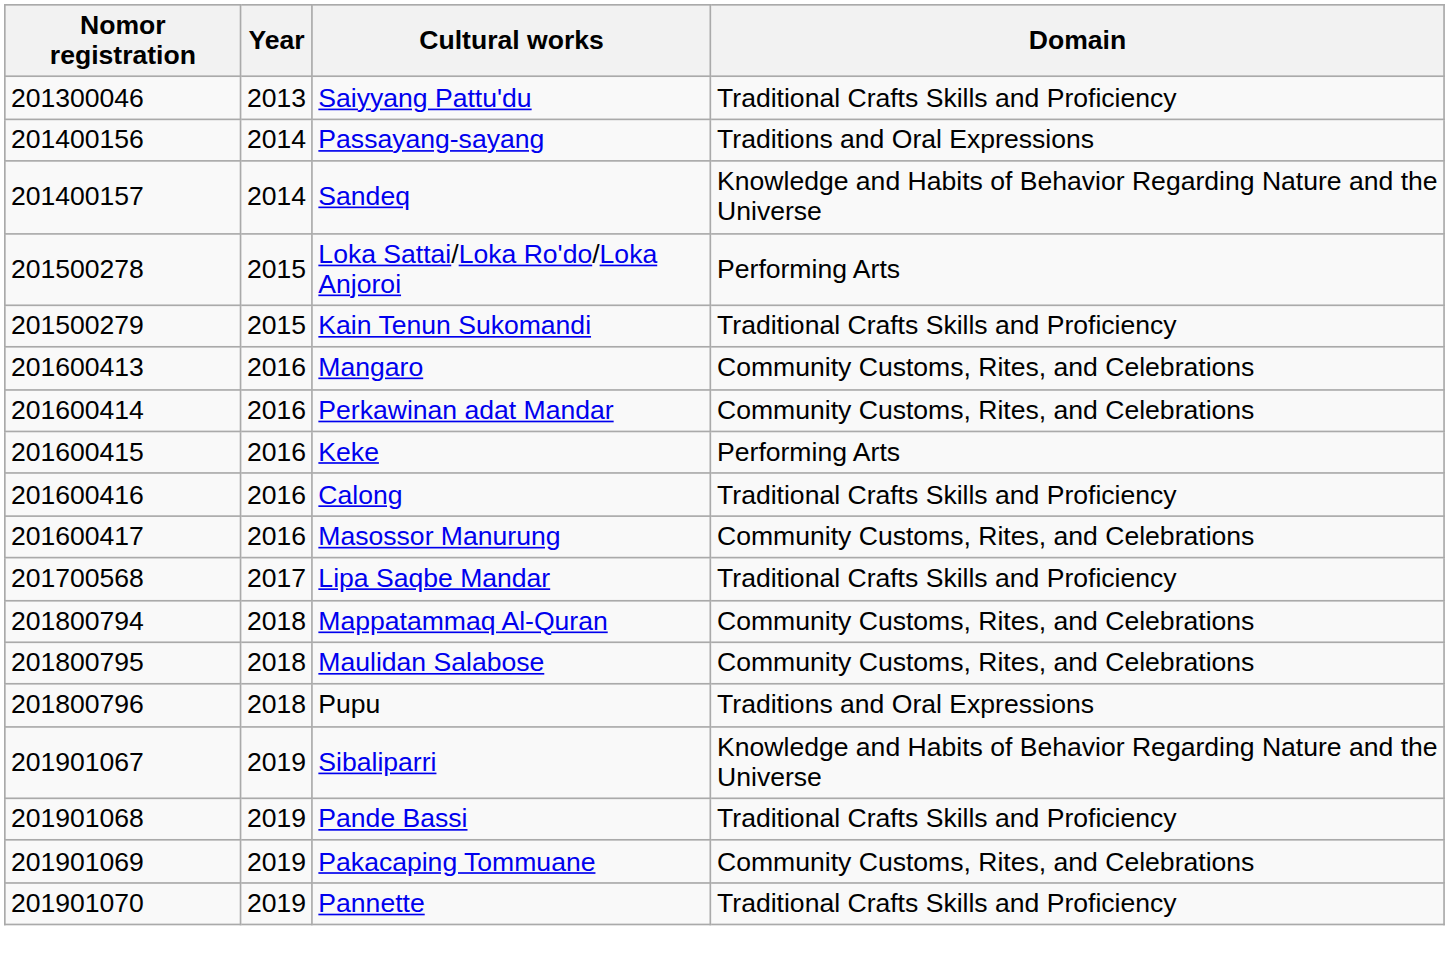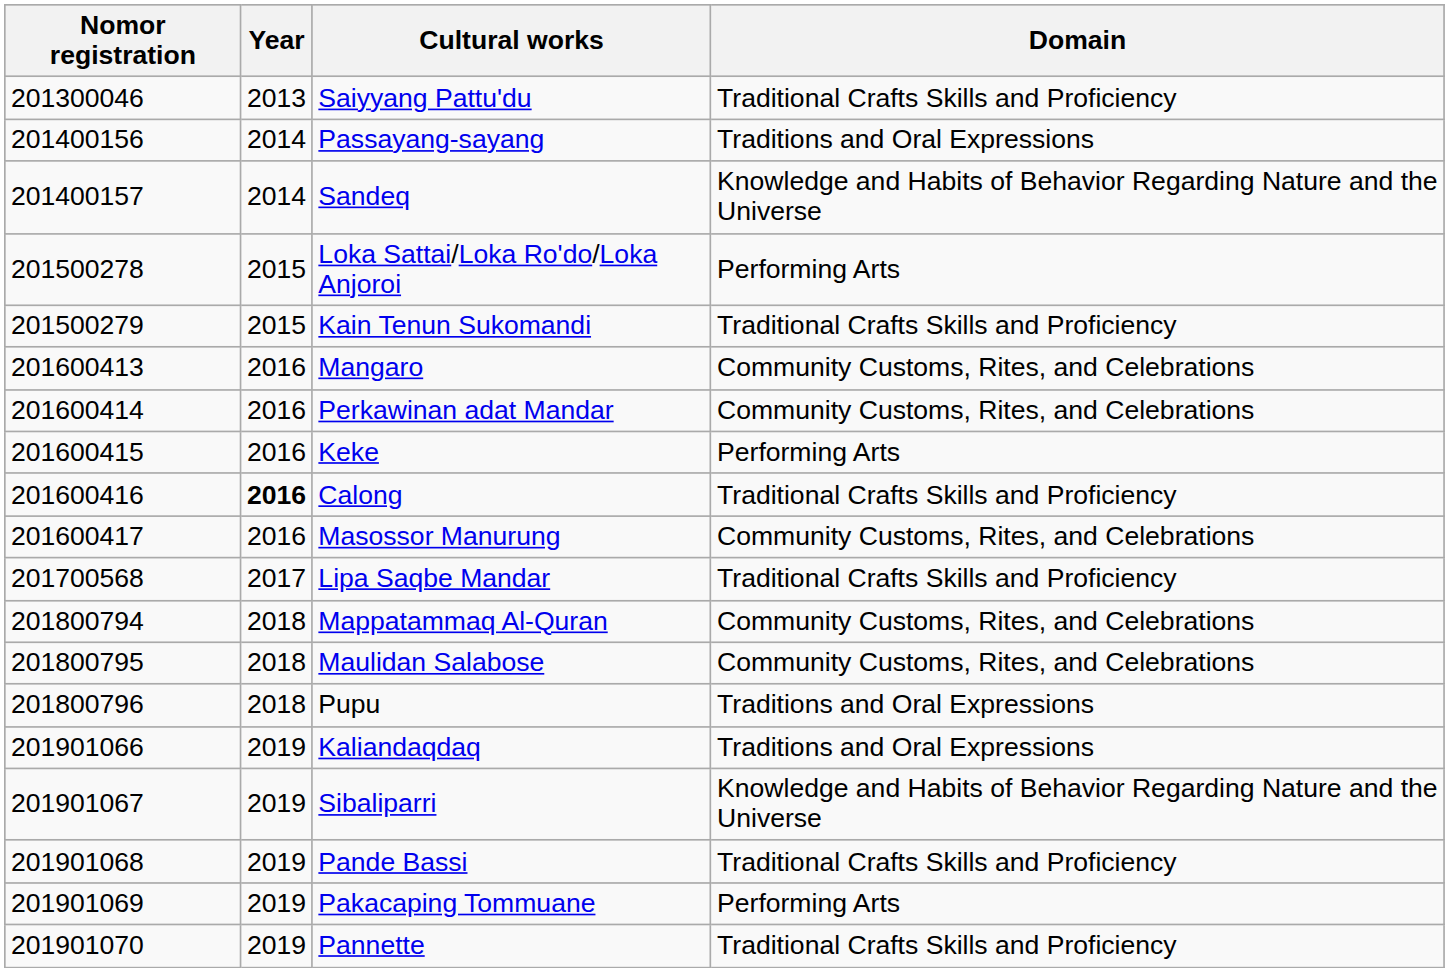(277, 494) normal -> (277, 494) bold
+ row: (400, 747)
(986, 861) Community Customs, Rites, and Celebrations -> (809, 903) Performing Arts
